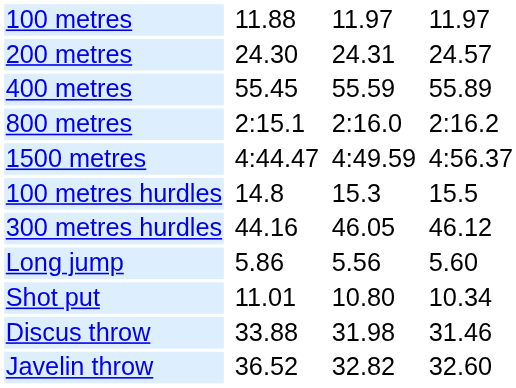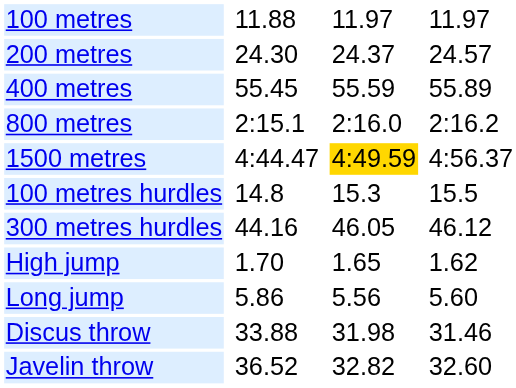(363, 54) 24.31 -> (363, 54) 24.37
(374, 158) no background -> (374, 158) gold background
+ row: (63, 262)
- row: (53, 297)
